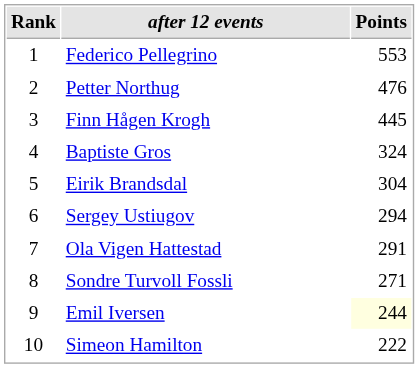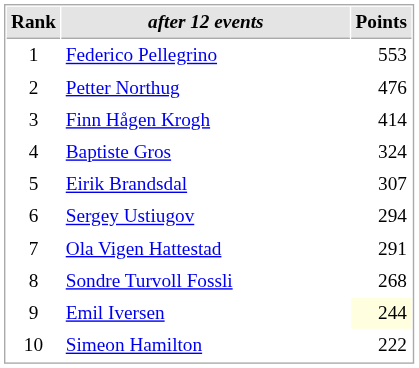(392, 120) 445 -> (392, 120) 414
(392, 184) 304 -> (392, 184) 307
(392, 280) 271 -> (392, 280) 268
